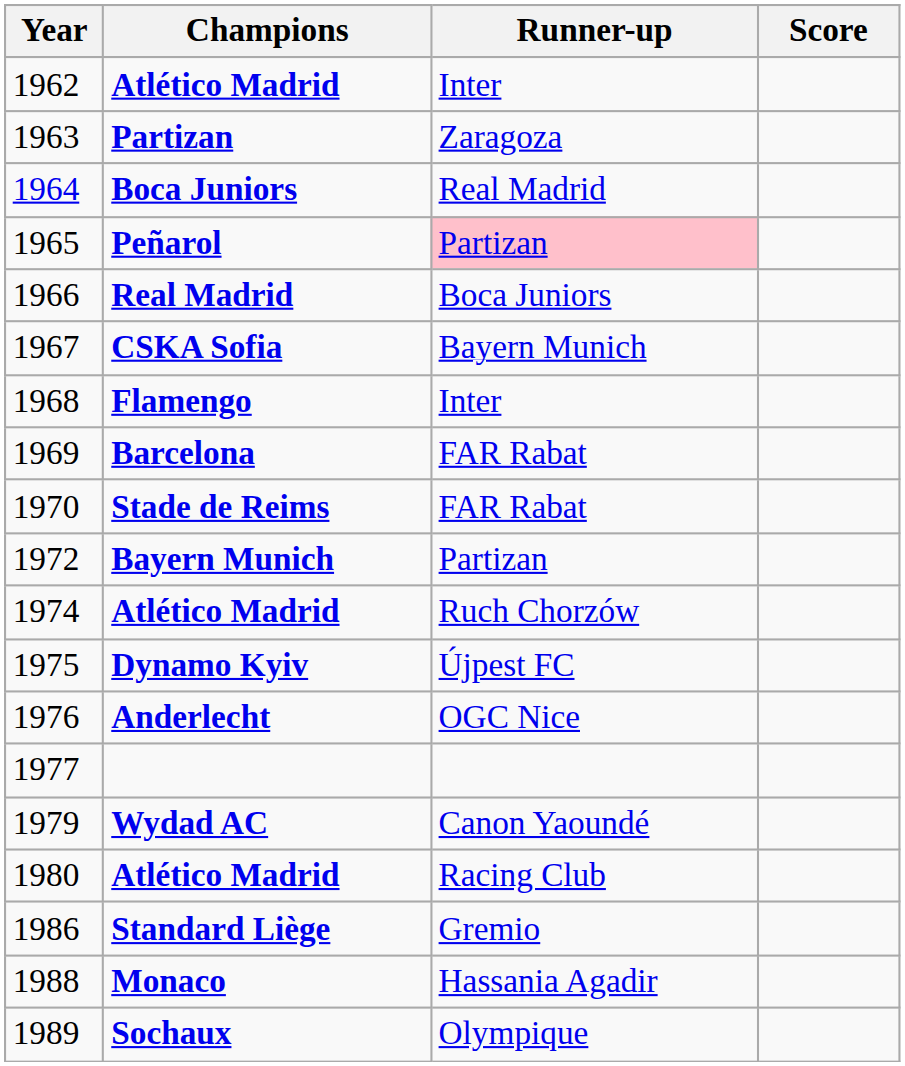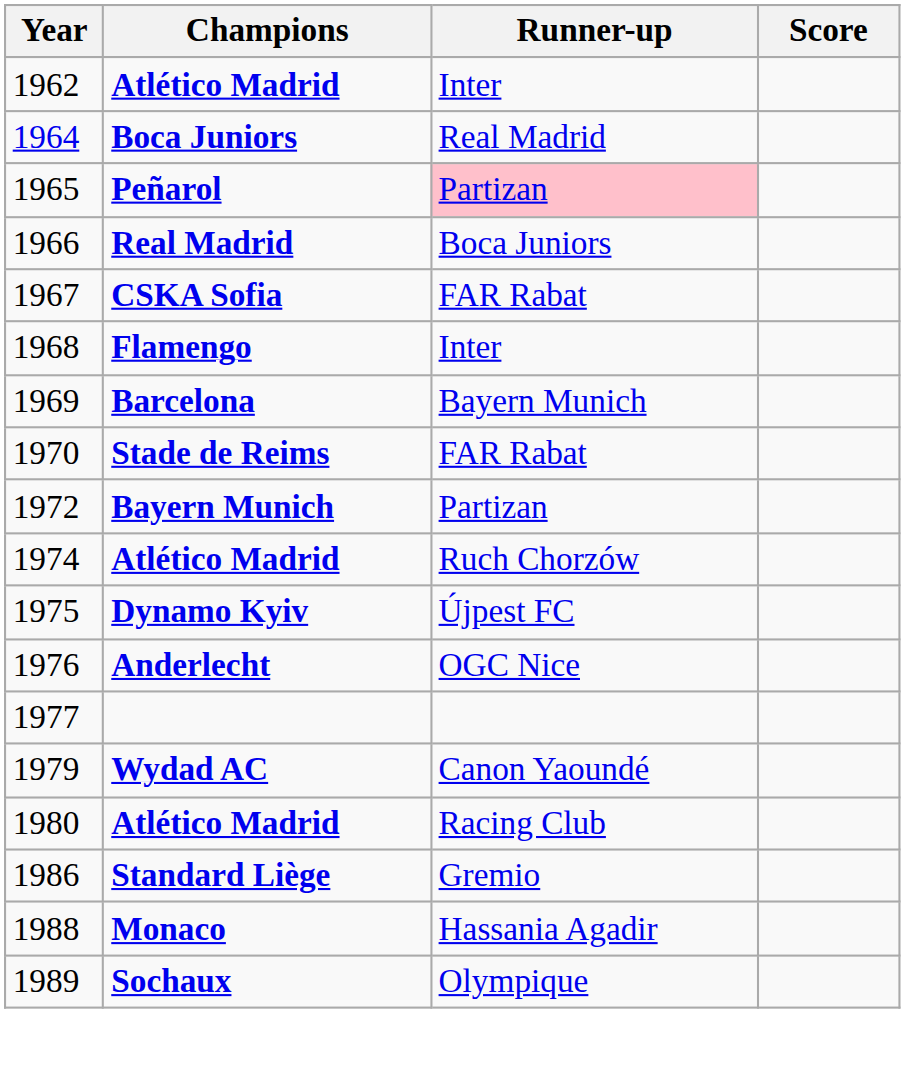- row: (46, 136)
(543, 347) Bayern Munich -> (513, 294) FAR Rabat
(513, 453) FAR Rabat -> (543, 400) Bayern Munich
